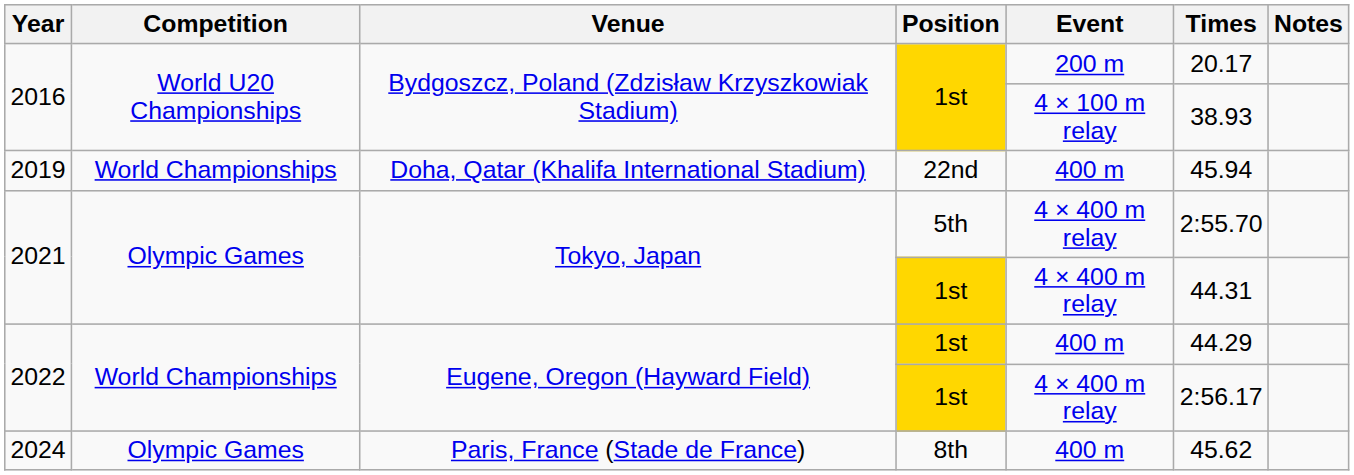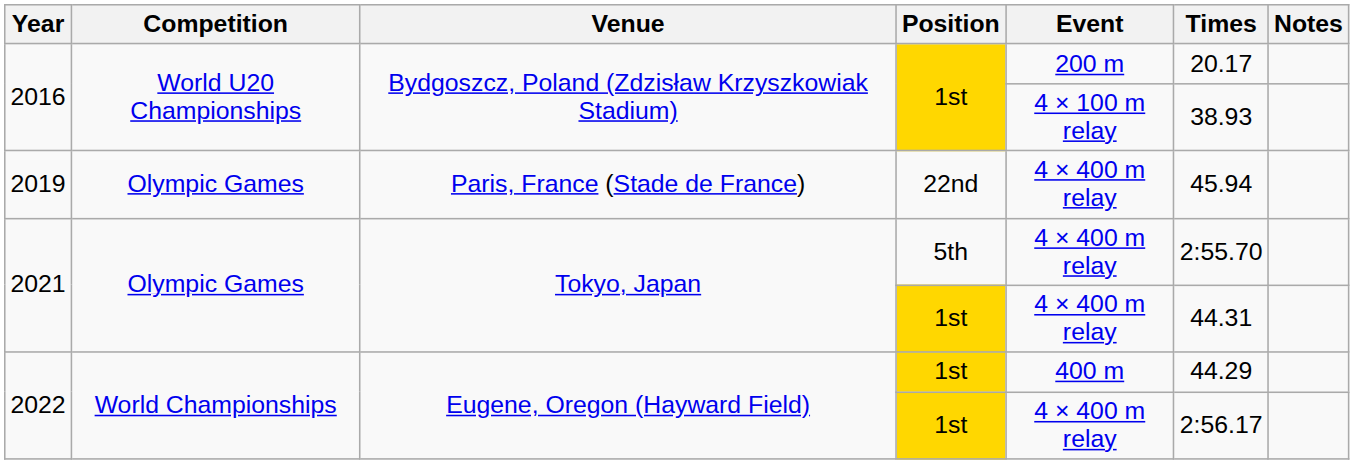(216, 170) World Championships -> (216, 184) Olympic Games
(628, 170) Doha, Qatar (Khalifa International Stadium) -> (628, 184) Paris, France (Stade de France)
(1090, 170) 400 m -> (1090, 184) 4 × 400 m relay
- row: (38, 450)
